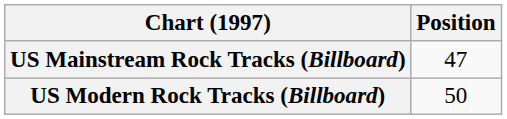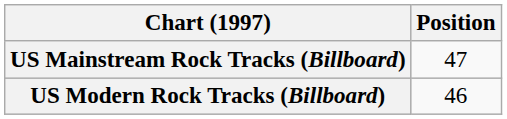(456, 95) 50 -> (456, 95) 46
